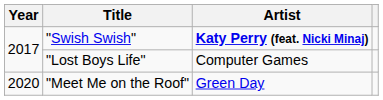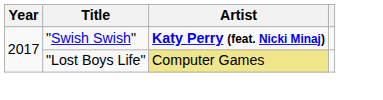(252, 60) no background -> (208, 60) khaki background
- row: (118, 83)
